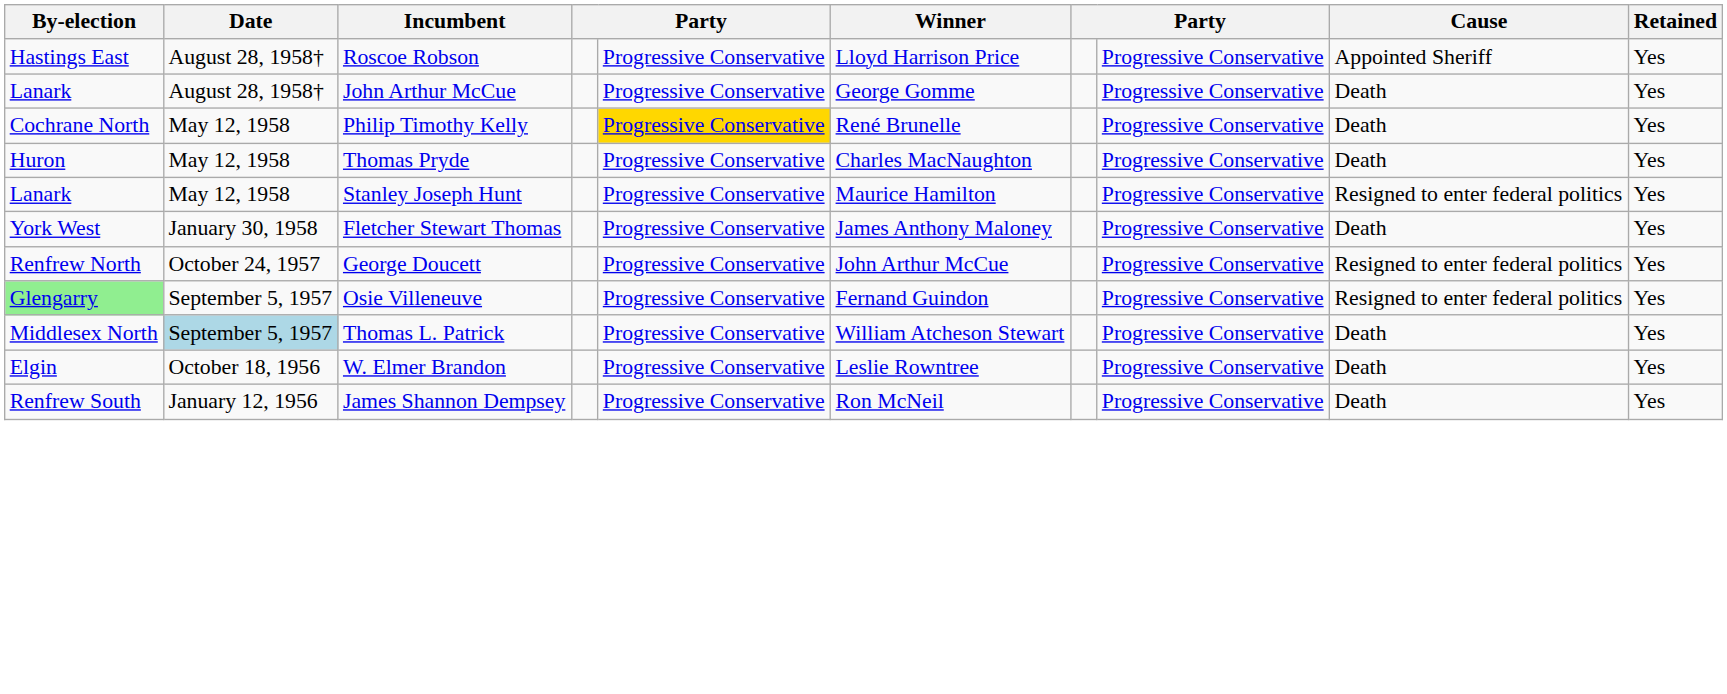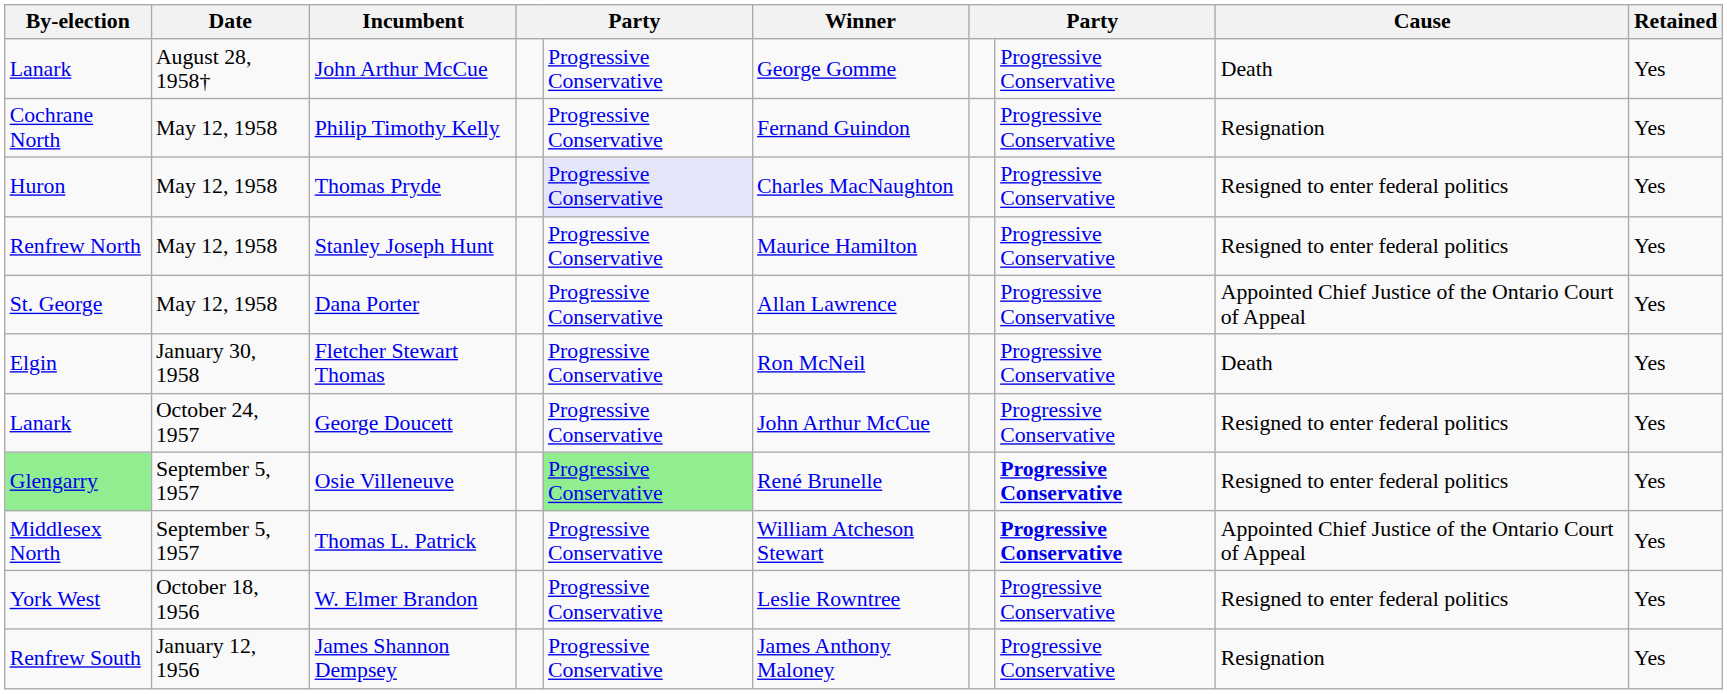- row: (411, 56)
(714, 125) gold background -> (605, 127) no background
(898, 125) René Brunelle -> (834, 127) Fernand Guindon
(1361, 125) Death -> (1273, 127) Resignation
(714, 159) no background -> (605, 186) lavender background
(1361, 159) Death -> (1365, 186) Resigned to enter federal politics
(41, 194) Lanark -> (75, 245) Renfrew North
+ row: (367, 304)
(55, 228) York West -> (33, 363) Elgin
(944, 228) James Anthony Maloney -> (811, 363) Ron McNeil
(75, 263) Renfrew North -> (41, 422) Lanark
(714, 297) no background -> (605, 481) lightgreen background
(912, 297) Fernand Guindon -> (820, 481) René Brunelle
(1213, 297) normal -> (1061, 481) bold
(250, 332) lightblue background -> (213, 540) no background
(1213, 332) normal -> (1061, 540) bold
(1361, 332) Death -> (1417, 540) Appointed Chief Justice of the Ontario Court of Appeal
(33, 366) Elgin -> (55, 599) York West
(1361, 366) Death -> (1365, 599) Resigned to enter federal politics
(890, 401) Ron McNeil -> (824, 658) James Anthony Maloney
(1361, 401) Death -> (1273, 658) Resignation
